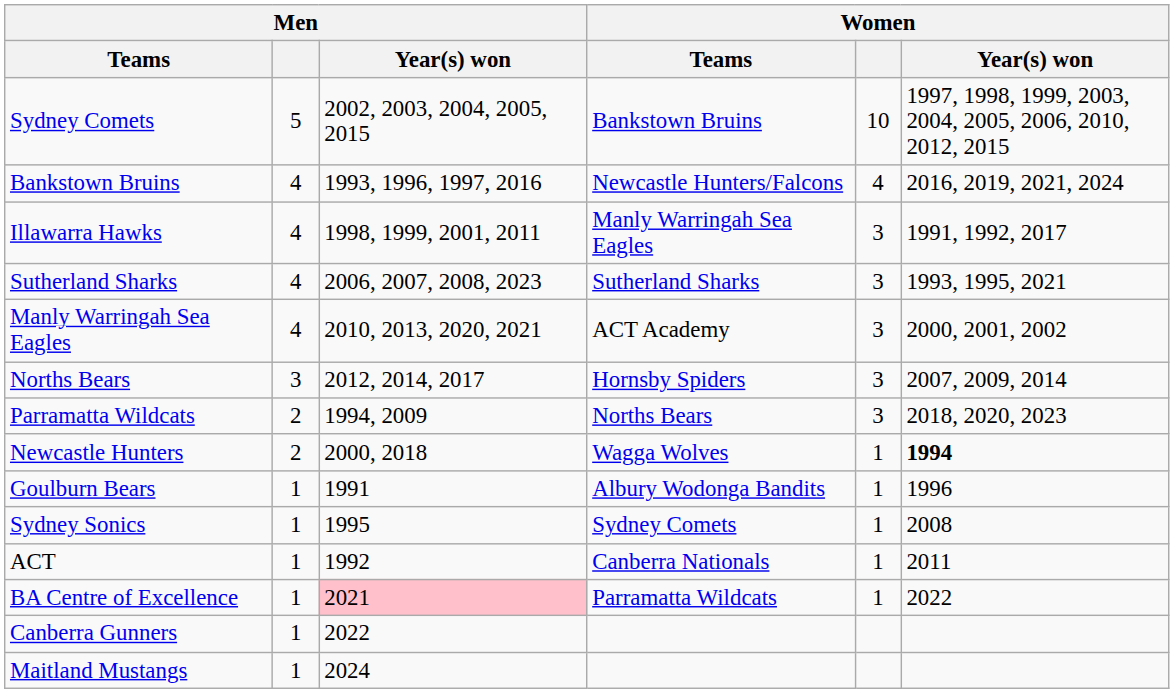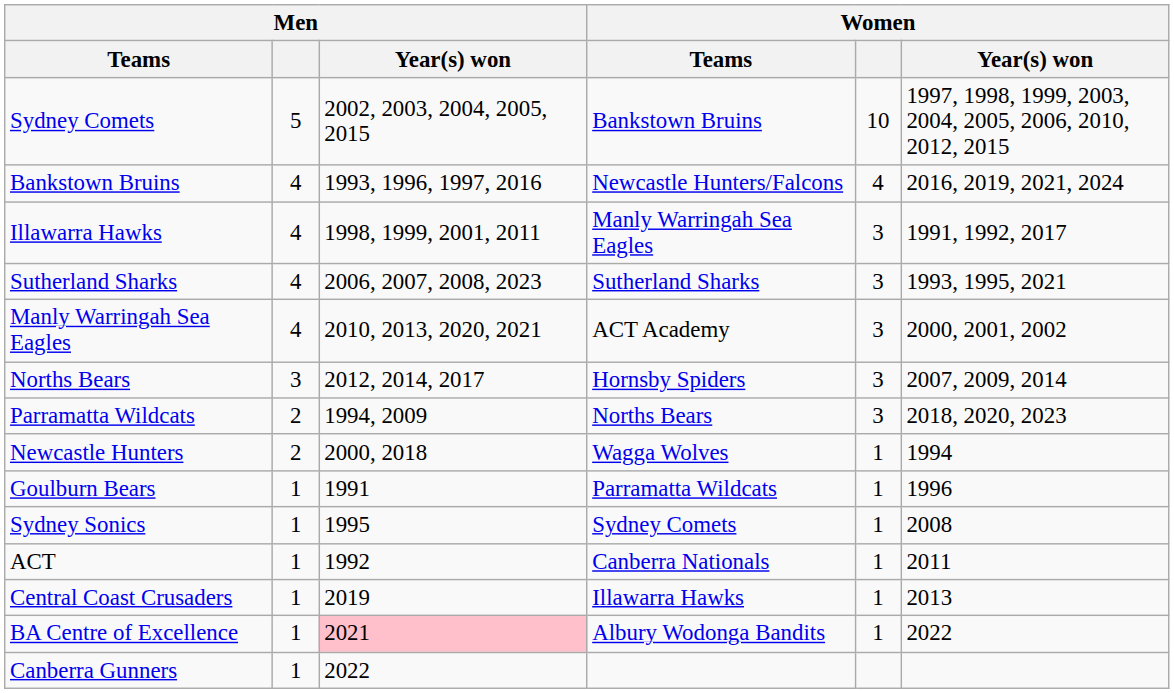(929, 452) bold -> (929, 452) normal
(709, 488) Albury Wodonga Bandits -> (685, 488) Parramatta Wildcats
+ row: (121, 597)
(685, 597) Parramatta Wildcats -> (709, 633) Albury Wodonga Bandits
- row: (99, 669)
